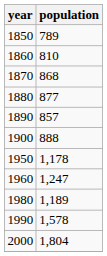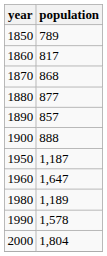(49, 55) 810 -> (49, 55) 817
(54, 158) 1,178 -> (54, 158) 1,187
(54, 179) 1,247 -> (54, 179) 1,647
